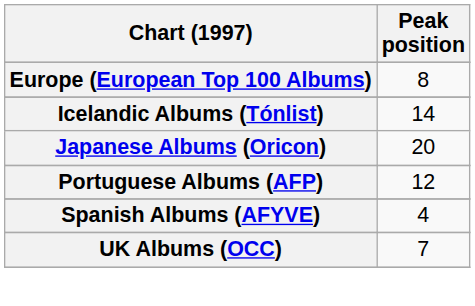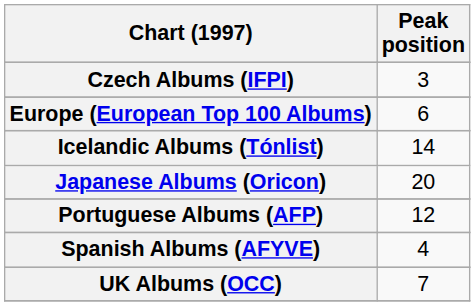+ row: (191, 79)
(423, 79) 8 -> (423, 113) 6
